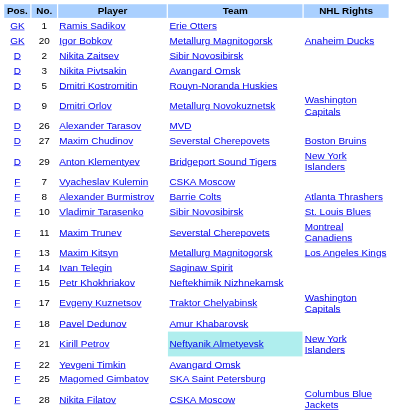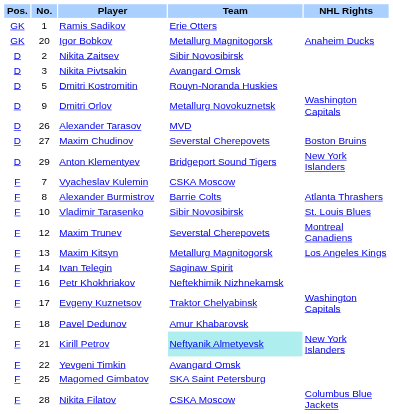(44, 232) 11 -> (44, 232) 12
(44, 282) 15 -> (44, 282) 16
